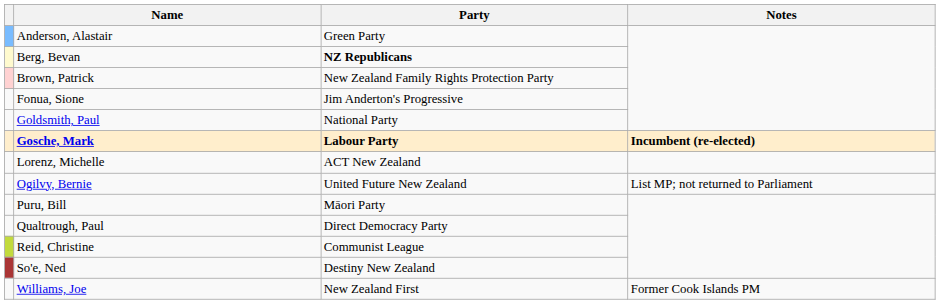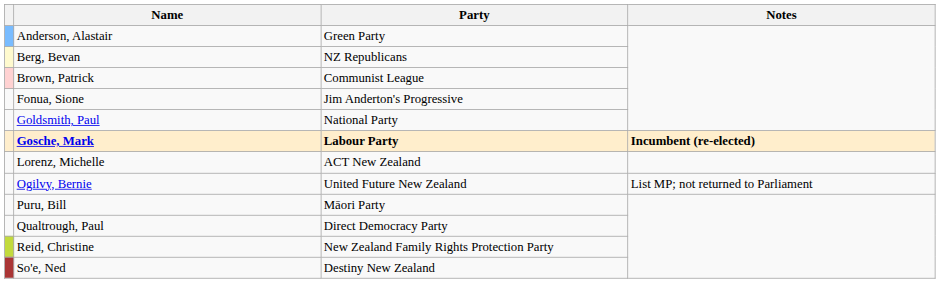(368, 57) bold -> (365, 57) normal
(439, 78) New Zealand Family Rights Protection Party -> (374, 78) Communist League
(374, 246) Communist League -> (439, 246) New Zealand Family Rights Protection Party
- row: (52, 288)
